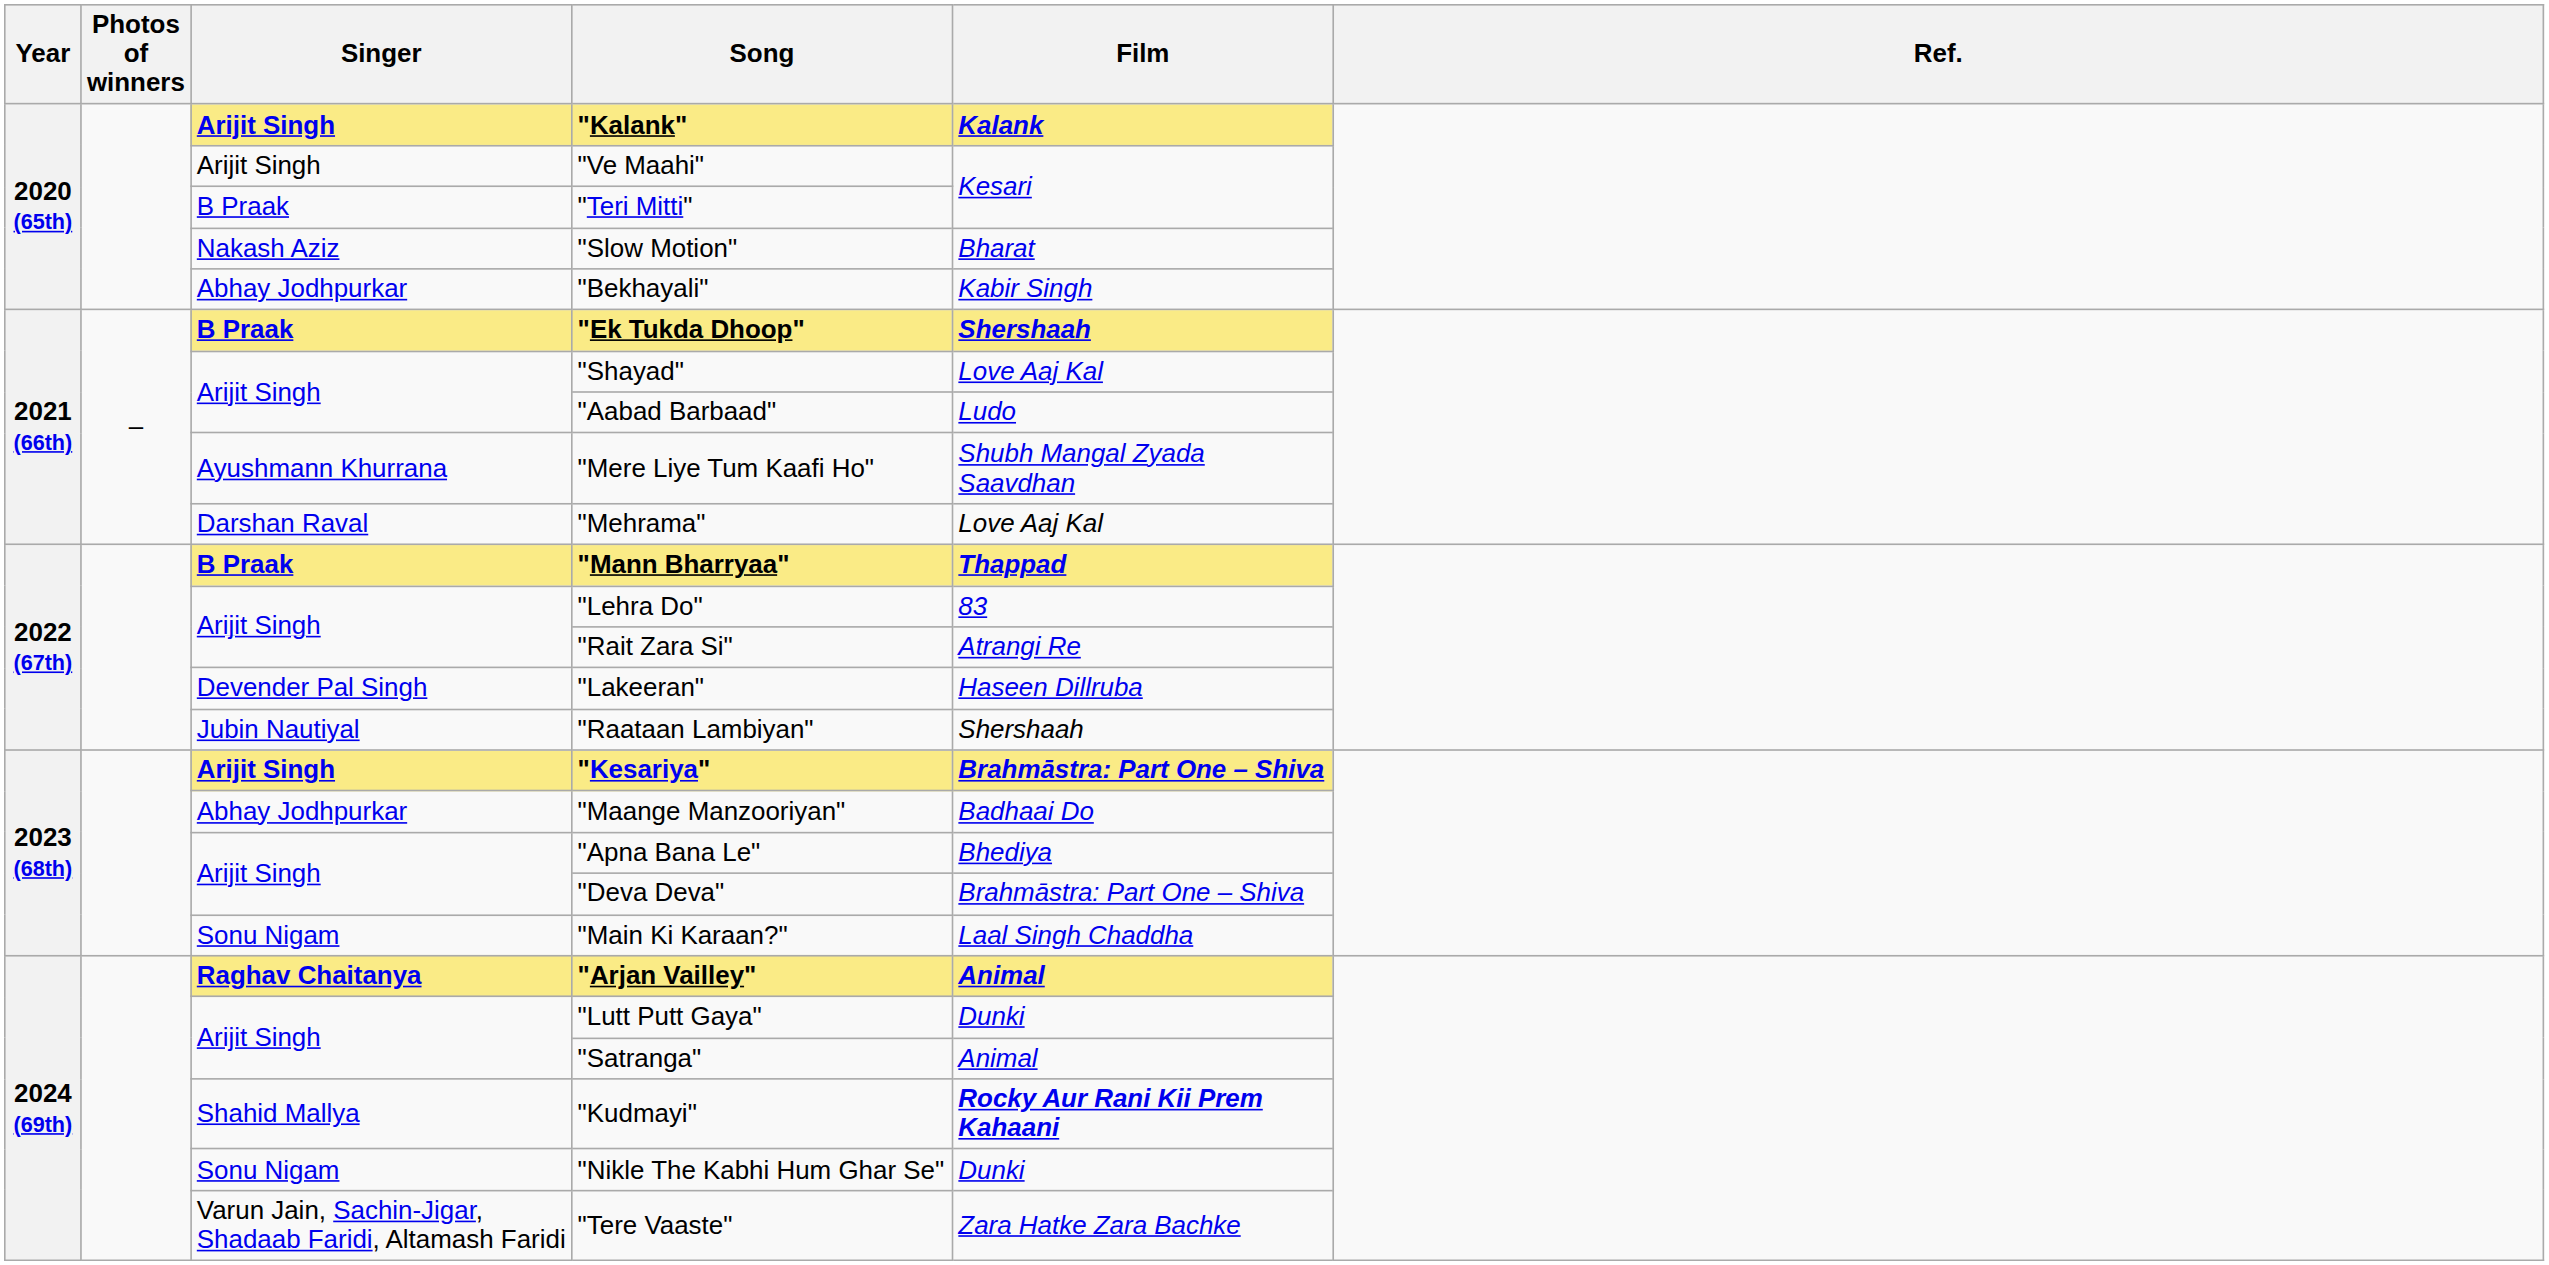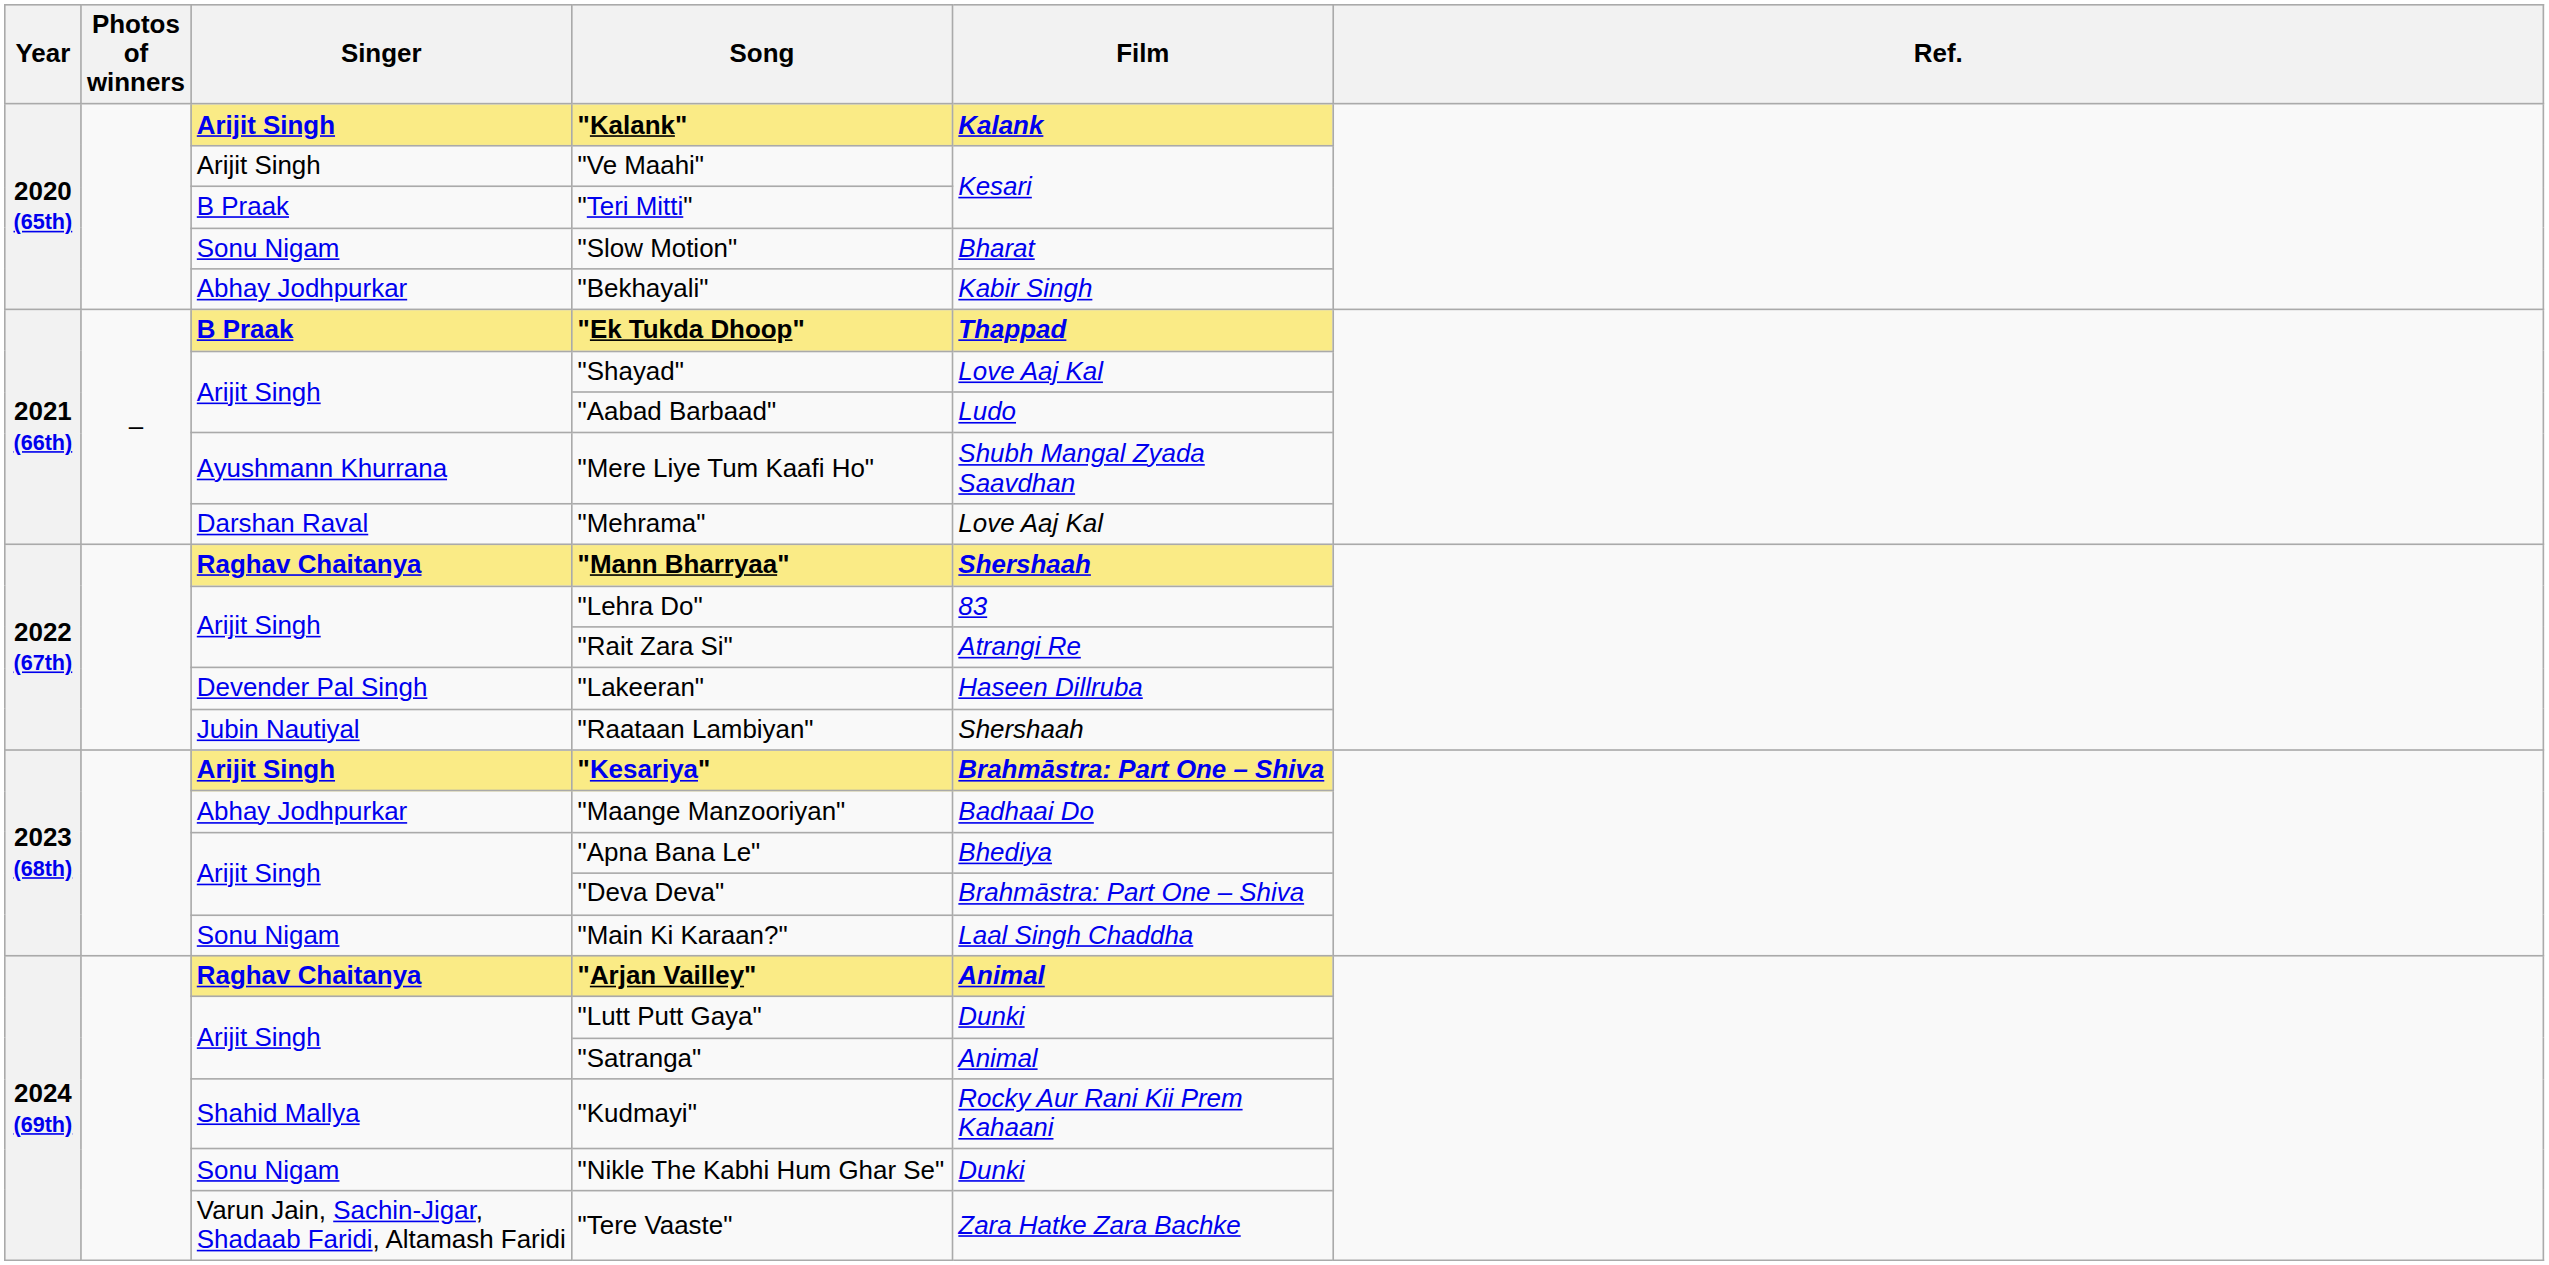(268, 247) Nakash Aziz -> (268, 247) Sonu Nigam
(1025, 330) Shershaah -> (1012, 330) Thappad
(245, 564) B Praak -> (309, 564) Raghav Chaitanya
(1012, 564) Thappad -> (1025, 564) Shershaah
(1111, 1113) bold -> (1100, 1113) normal
